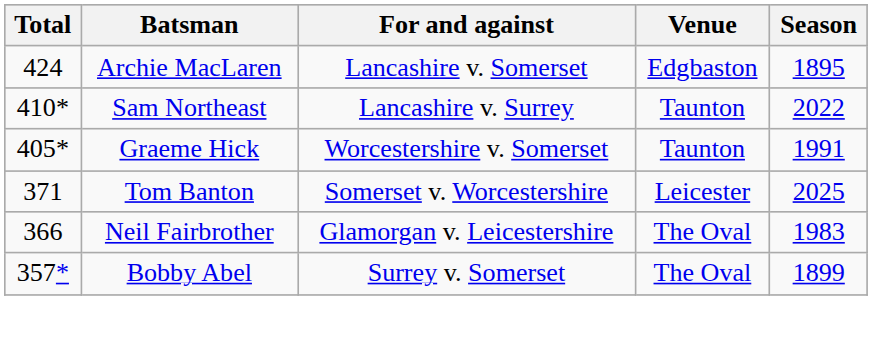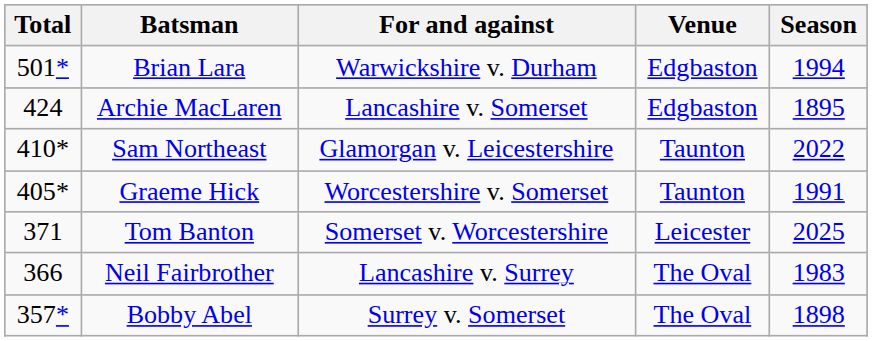+ row: (189, 66)
(466, 107) Lancashire v. Surrey -> (466, 149) Glamorgan v. Leicestershire
(466, 231) Glamorgan v. Leicestershire -> (466, 273) Lancashire v. Surrey
(819, 273) 1899 -> (819, 314) 1898
